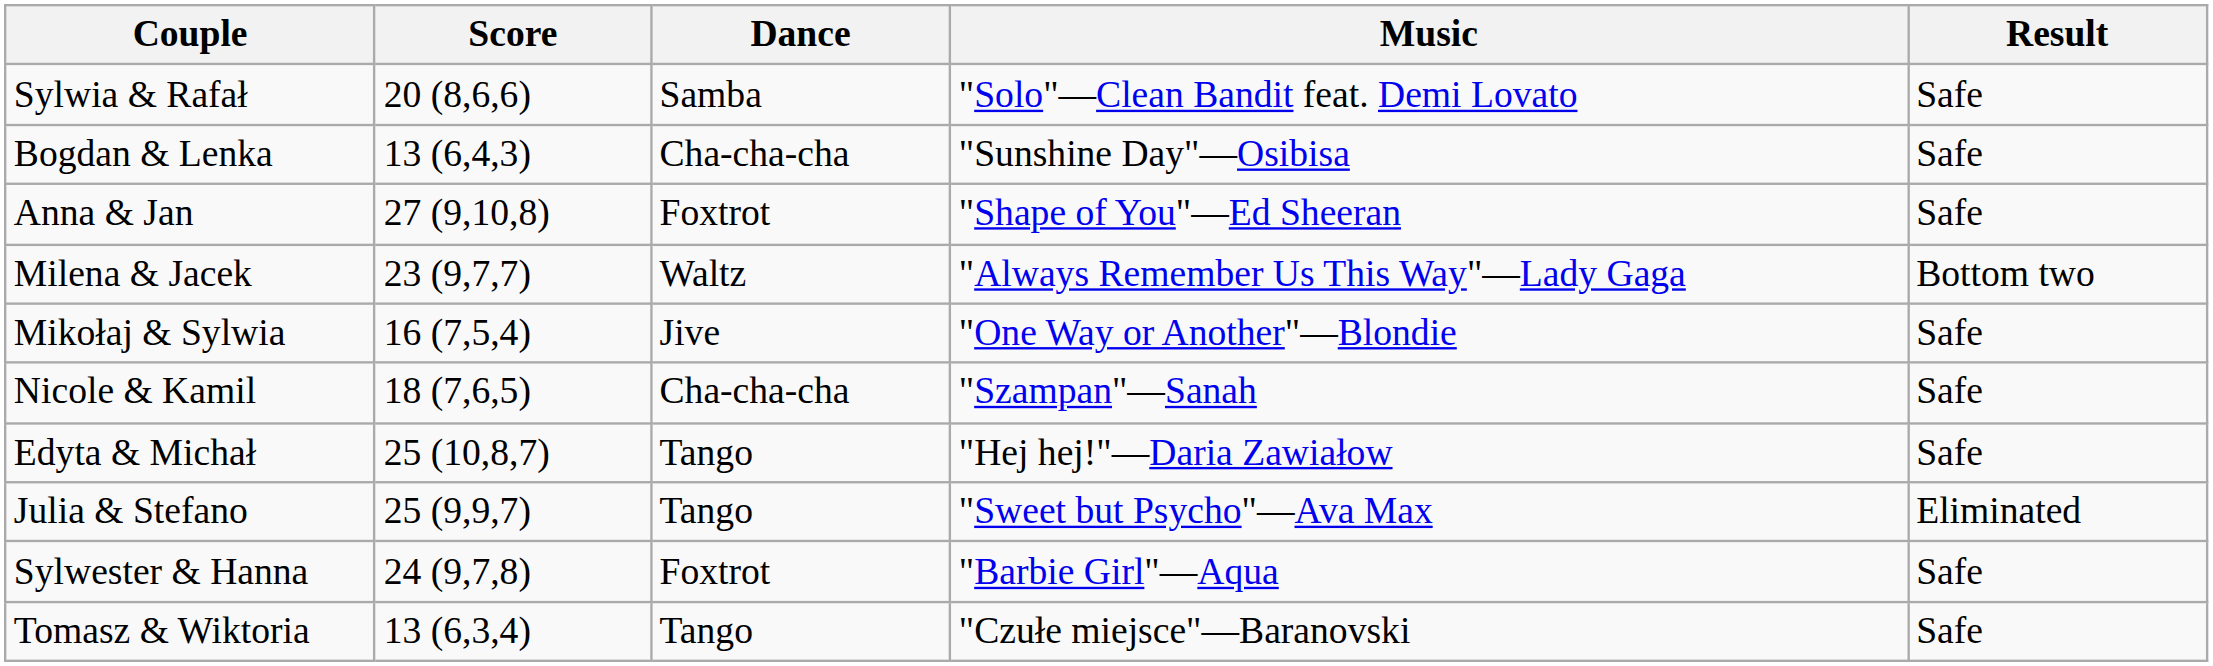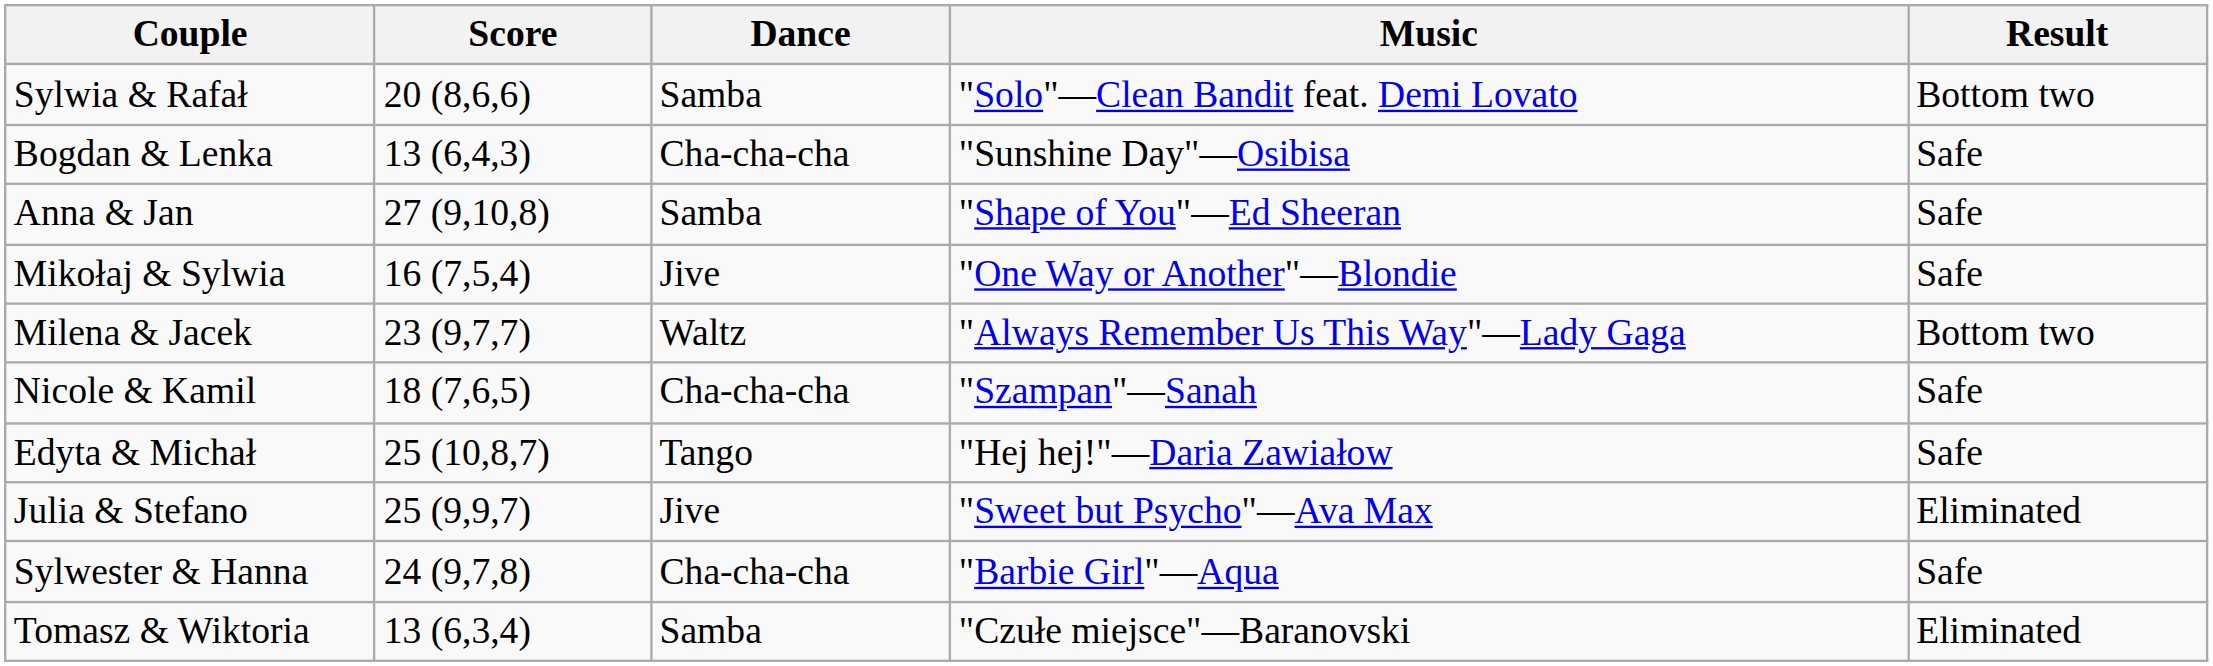(1950, 93) Safe -> (2005, 93) Bottom two
(715, 213) Foxtrot -> (711, 213) Samba
rows swapped: (133, 272) <-> (150, 332)
(706, 511) Tango -> (690, 511) Jive
(715, 570) Foxtrot -> (754, 570) Cha-cha-cha
(706, 630) Tango -> (711, 630) Samba
(1950, 630) Safe -> (1999, 630) Eliminated
